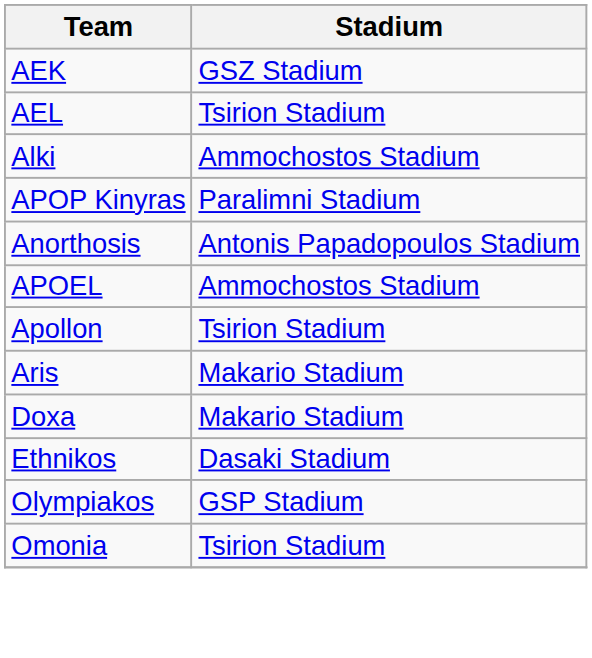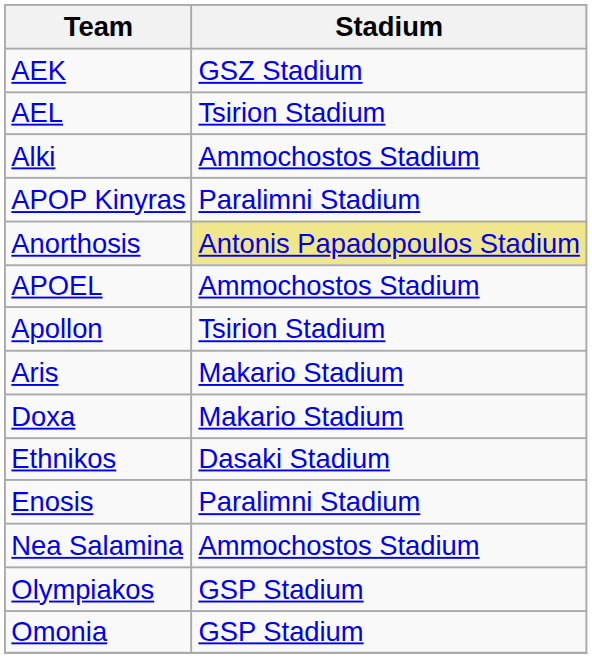(389, 243) no background -> (389, 243) khaki background
+ row: (52, 502)
+ row: (97, 546)
(292, 546) Tsirion Stadium -> (281, 632) GSP Stadium
